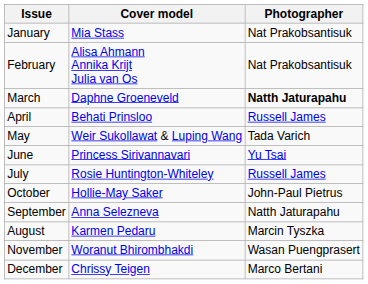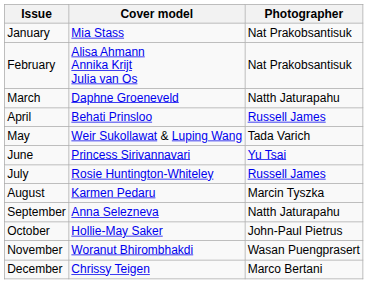(297, 98) bold -> (294, 98) normal
rows swapped: (26, 231) <-> (28, 193)
